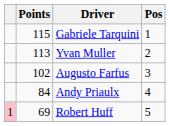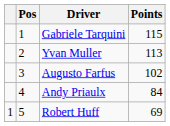columns swapped: (154, 14) <-> (34, 14)
(10, 112) pink background -> (10, 112) no background
